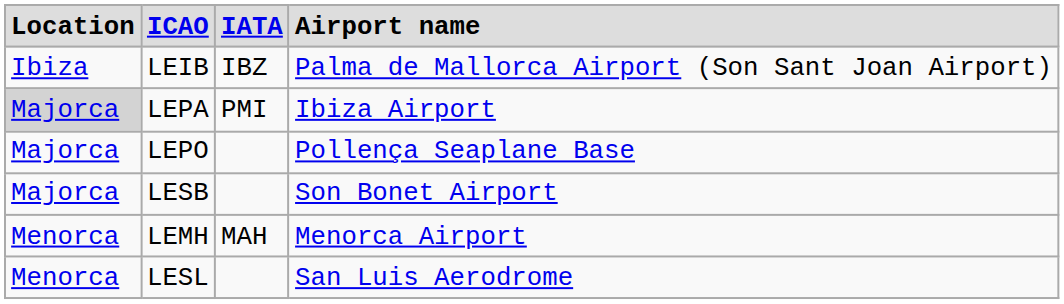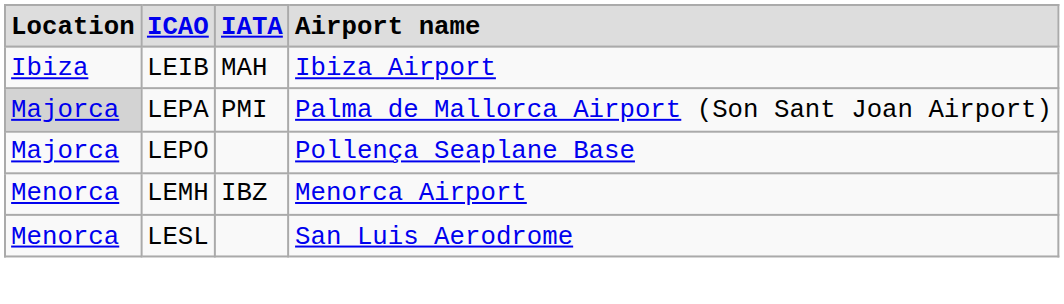(244, 68) IBZ -> (244, 68) MAH
(674, 68) Palma de Mallorca Airport (Son Sant Joan Airport) -> (395, 68) Ibiza Airport
(395, 110) Ibiza Airport -> (674, 110) Palma de Mallorca Airport (Son Sant Joan Airport)
- row: (178, 194)
(244, 236) MAH -> (244, 194) IBZ
